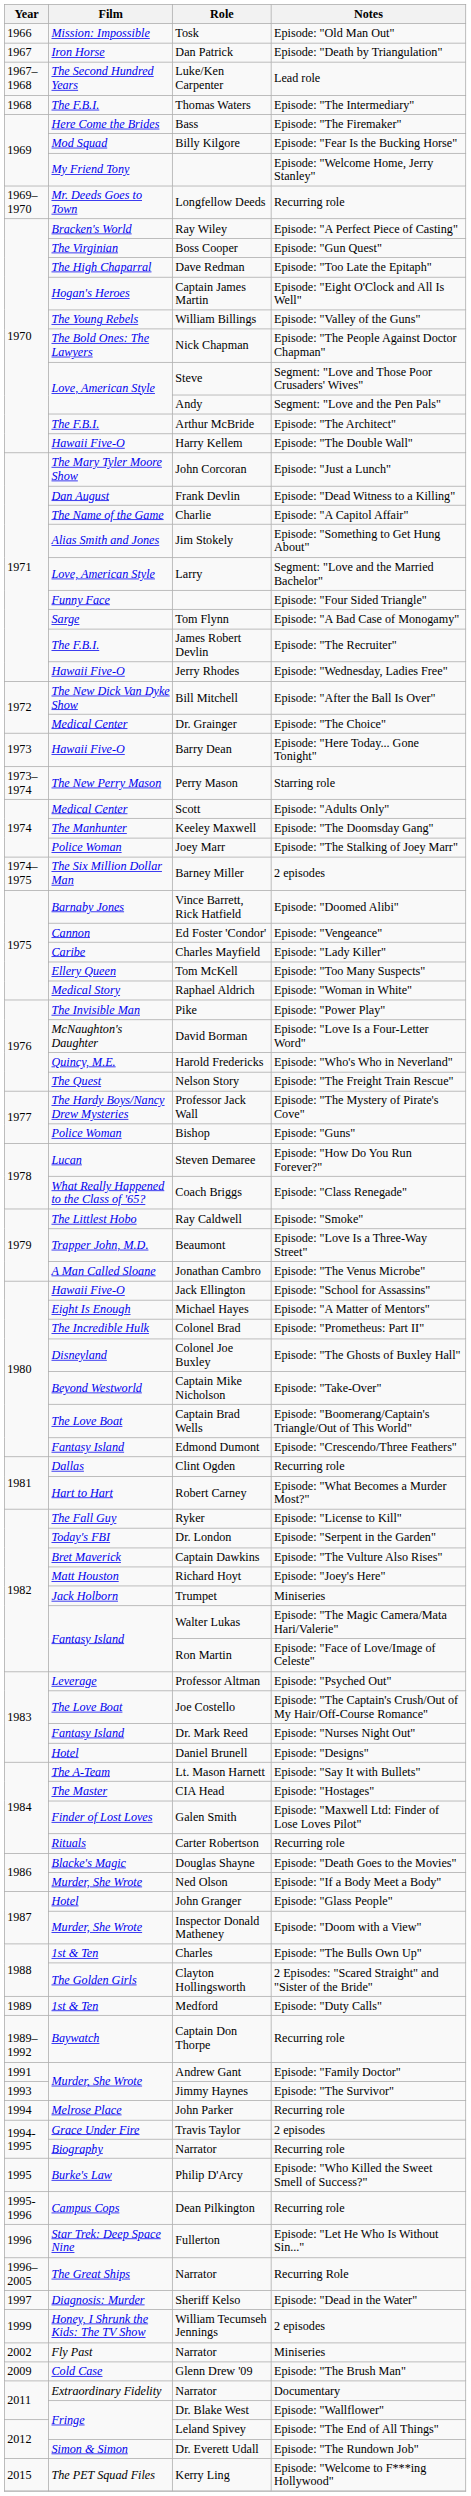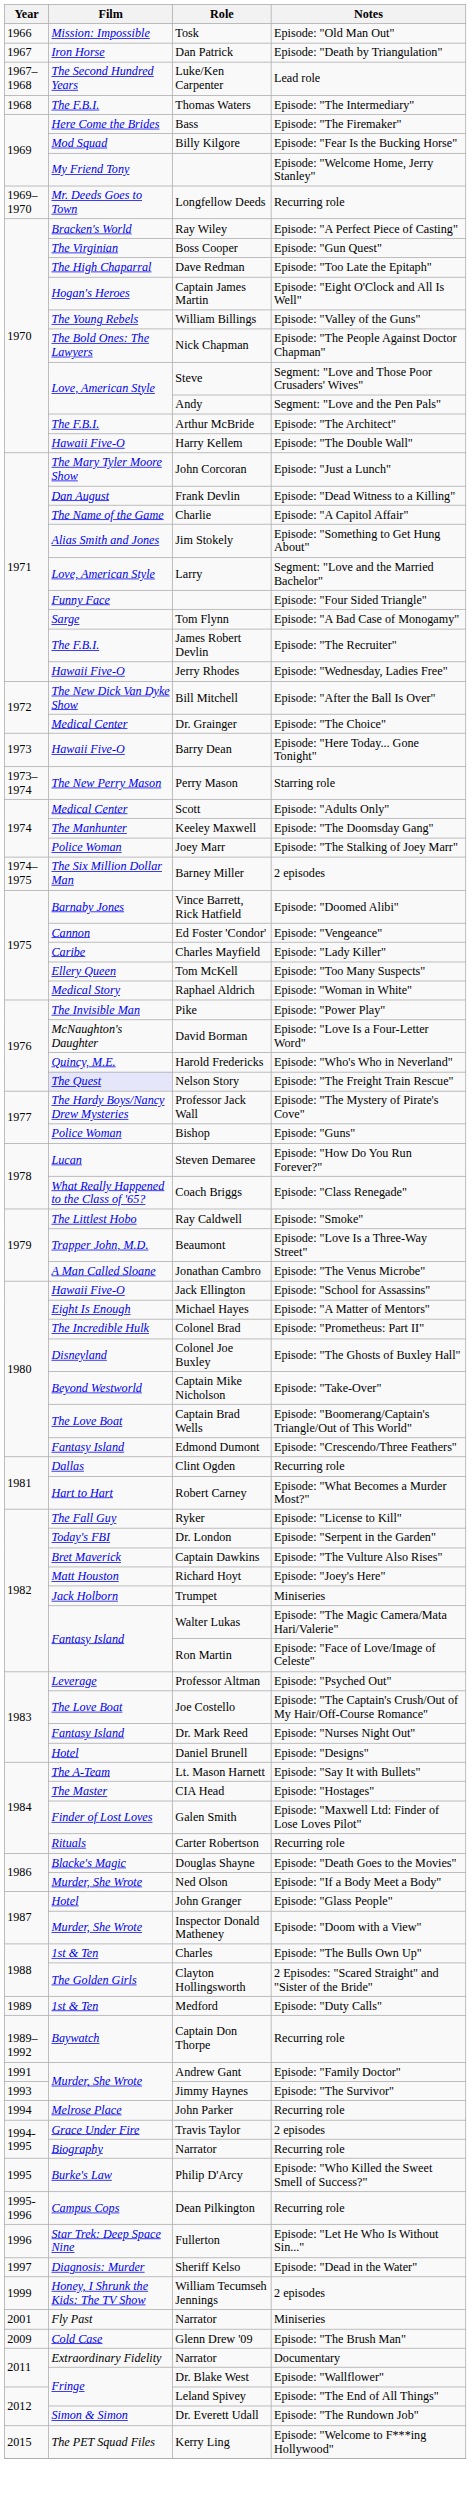(76, 1081) no background -> (76, 1081) lavender background
- row: (196, 2274)
(19, 2352) 2002 -> (19, 2319) 2001
